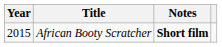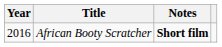(19, 32) 2015 -> (19, 32) 2016
